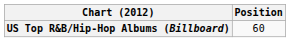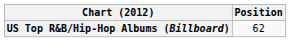(259, 29) 60 -> (259, 29) 62
